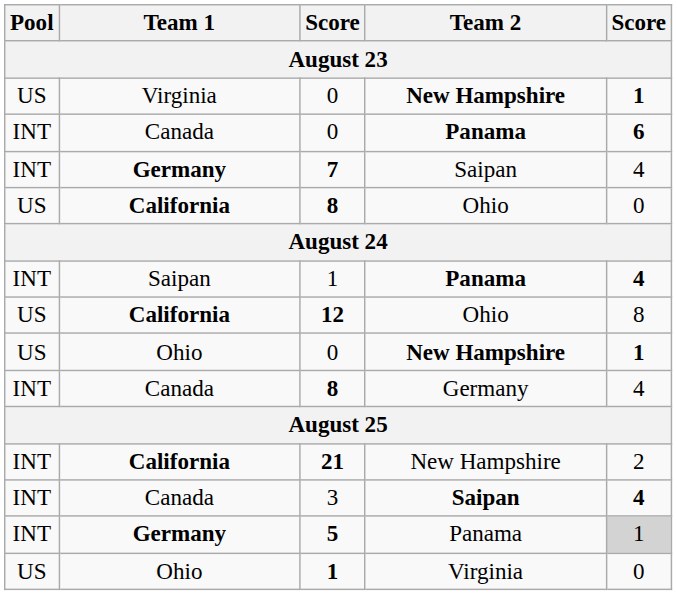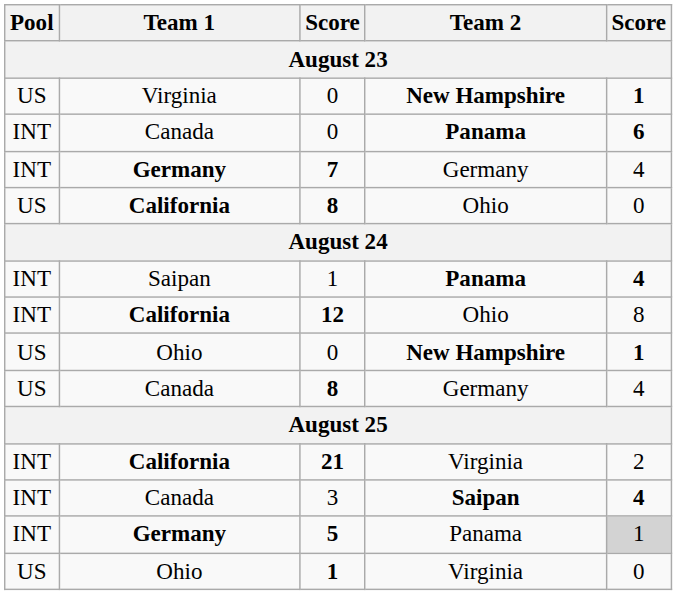(486, 168) Saipan -> (486, 168) Germany
(32, 315) US -> (32, 315) INT
(32, 388) INT -> (32, 388) US
(486, 461) New Hampshire -> (486, 461) Virginia
